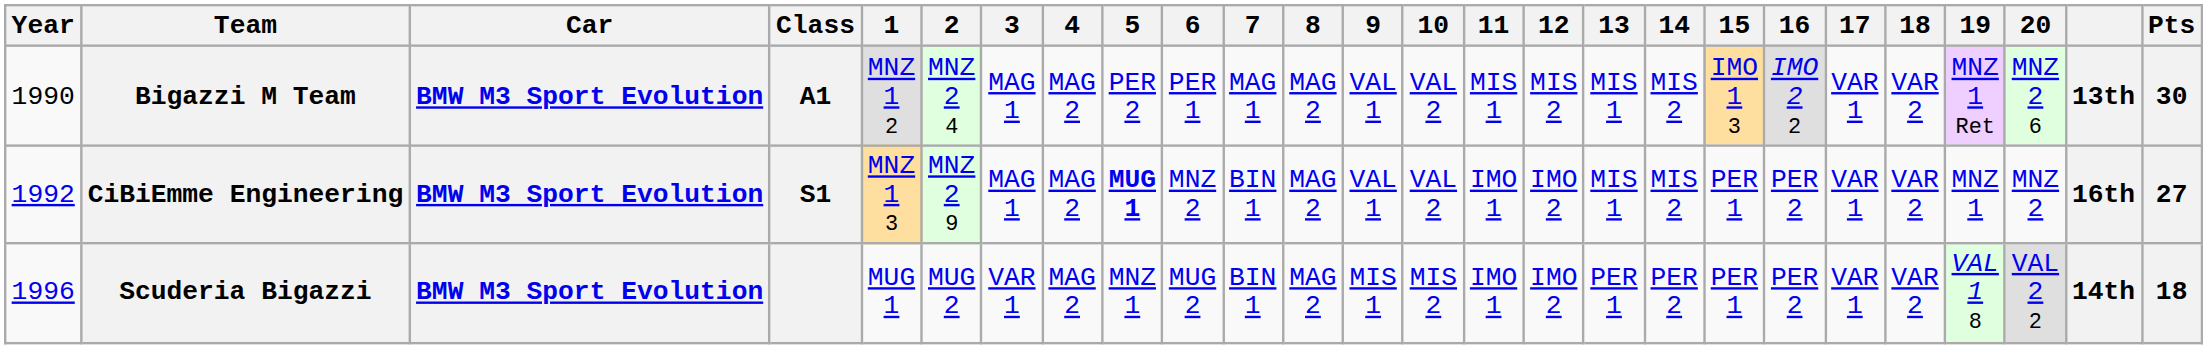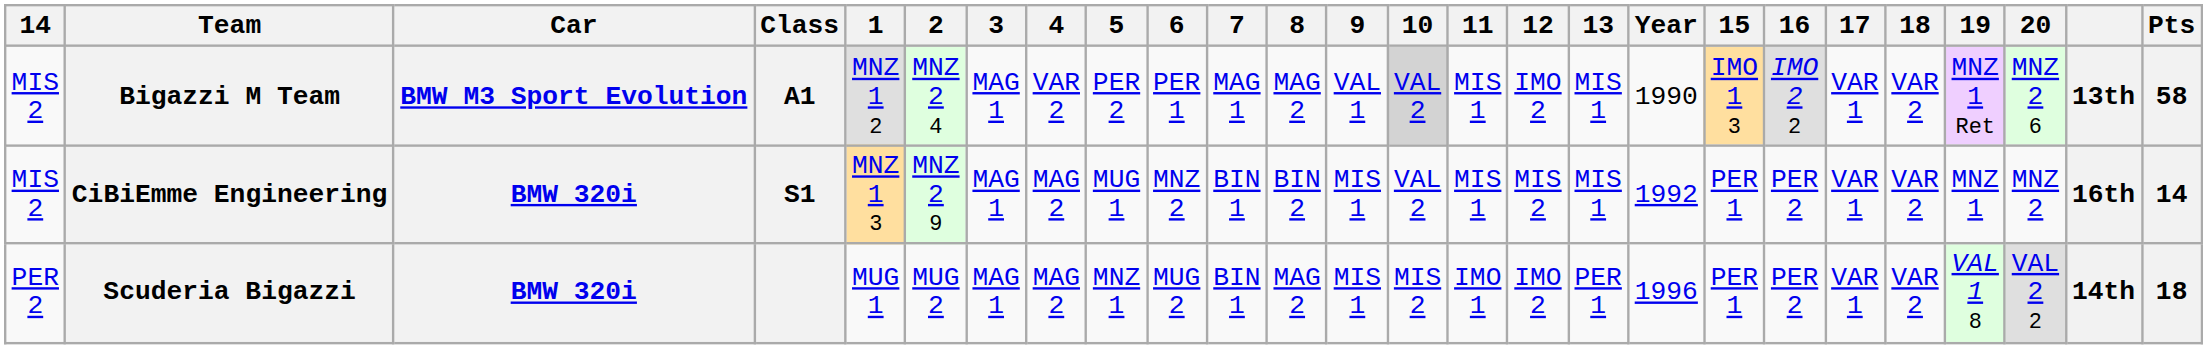columns swapped: (43, 26) <-> (1674, 26)
(1072, 96) MAG 2 -> (1056, 96) VAR 2
(1433, 96) no background -> (1418, 96) lightgrey background
(1554, 96) MIS 2 -> (1538, 96) IMO 2
(2172, 96) 30 -> (2172, 96) 58
(590, 194) BMW M3 Sport Evolution -> (574, 194) BMW 320i
(1132, 194) bold -> (1117, 194) normal
(1313, 194) MAG 2 -> (1297, 194) BIN 2
(1373, 194) VAL 1 -> (1357, 194) MIS 1
(1494, 194) IMO 1 -> (1478, 194) MIS 1
(1554, 194) IMO 2 -> (1538, 194) MIS 2
(2172, 194) 27 -> (2172, 194) 14
(590, 293) BMW M3 Sport Evolution -> (574, 293) BMW 320i
(1012, 293) VAR 1 -> (996, 293) MAG 1
